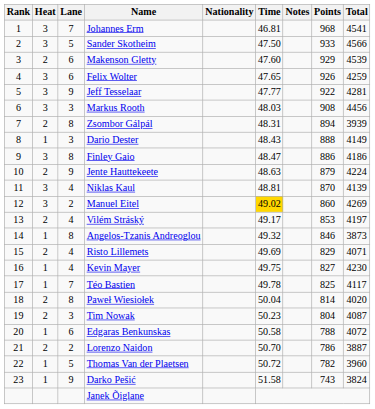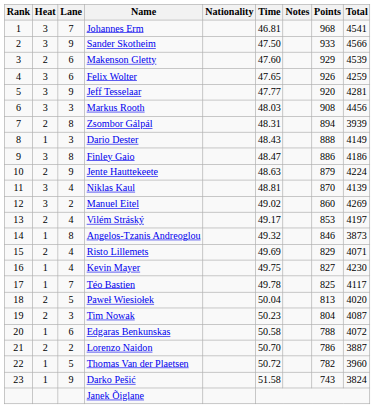(71, 44) 5 -> (71, 44) 9
(328, 92) 922 -> (328, 92) 920
(269, 204) gold background -> (269, 204) no background
(71, 300) 8 -> (71, 300) 5
(328, 300) 814 -> (328, 300) 813
